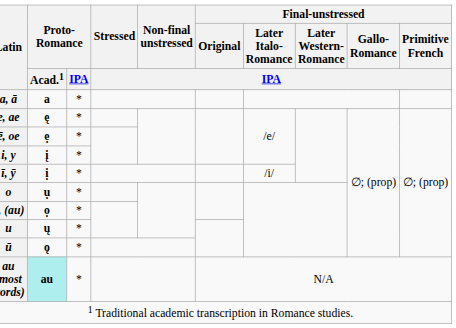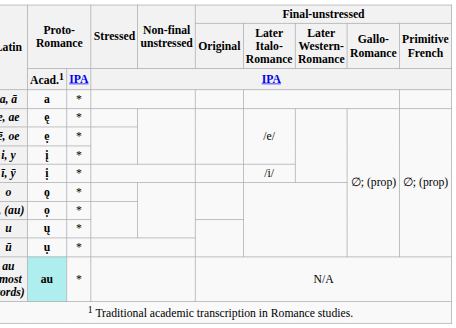(47, 192) ụ -> (47, 192) ǫ
(47, 247) ǫ -> (47, 247) ụ
